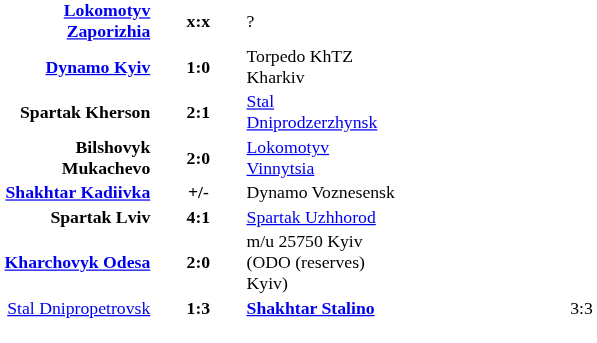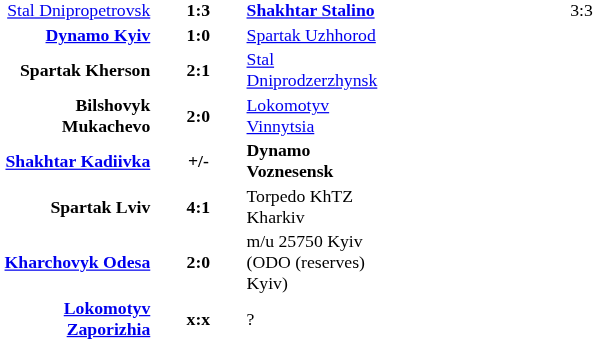rows swapped: (79, 308) <-> (107, 20)
(300, 66) Torpedo KhTZ Kharkiv -> (311, 35) Spartak Uzhhorod
(321, 192) normal -> (290, 161) bold
(311, 217) Spartak Uzhhorod -> (300, 206) Torpedo KhTZ Kharkiv
